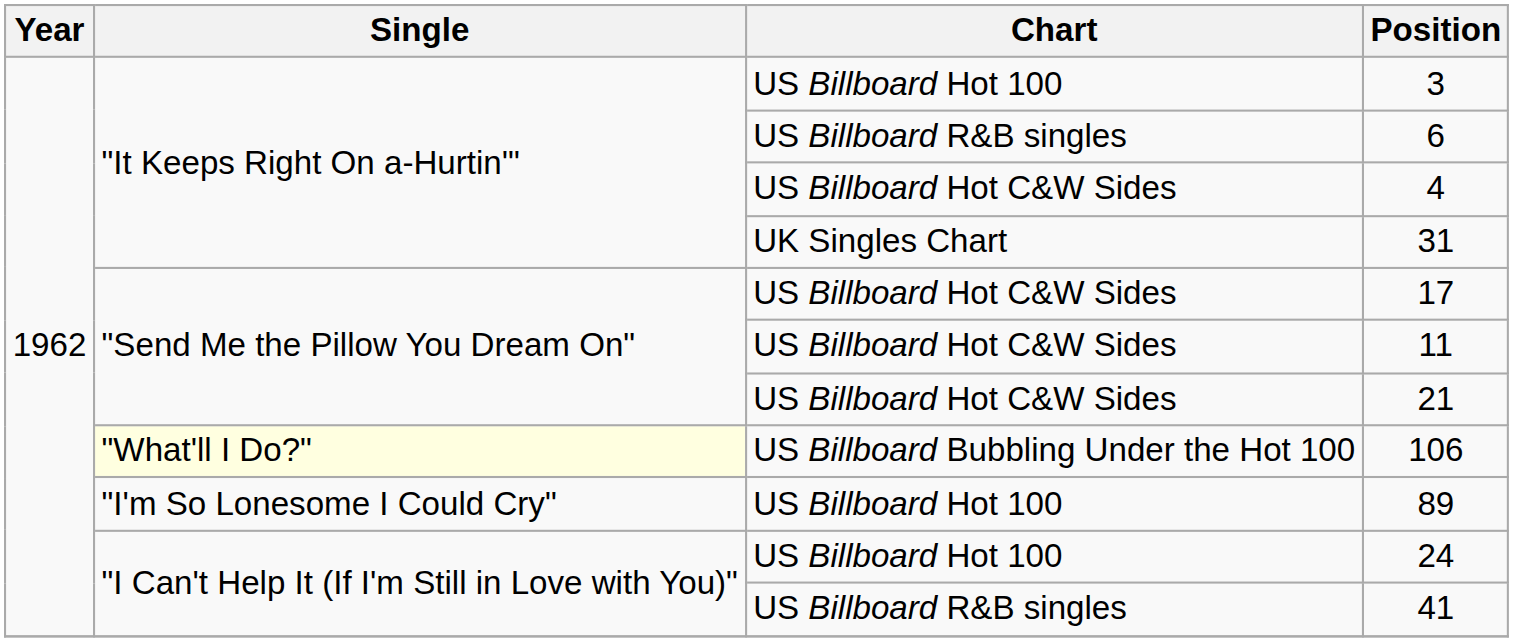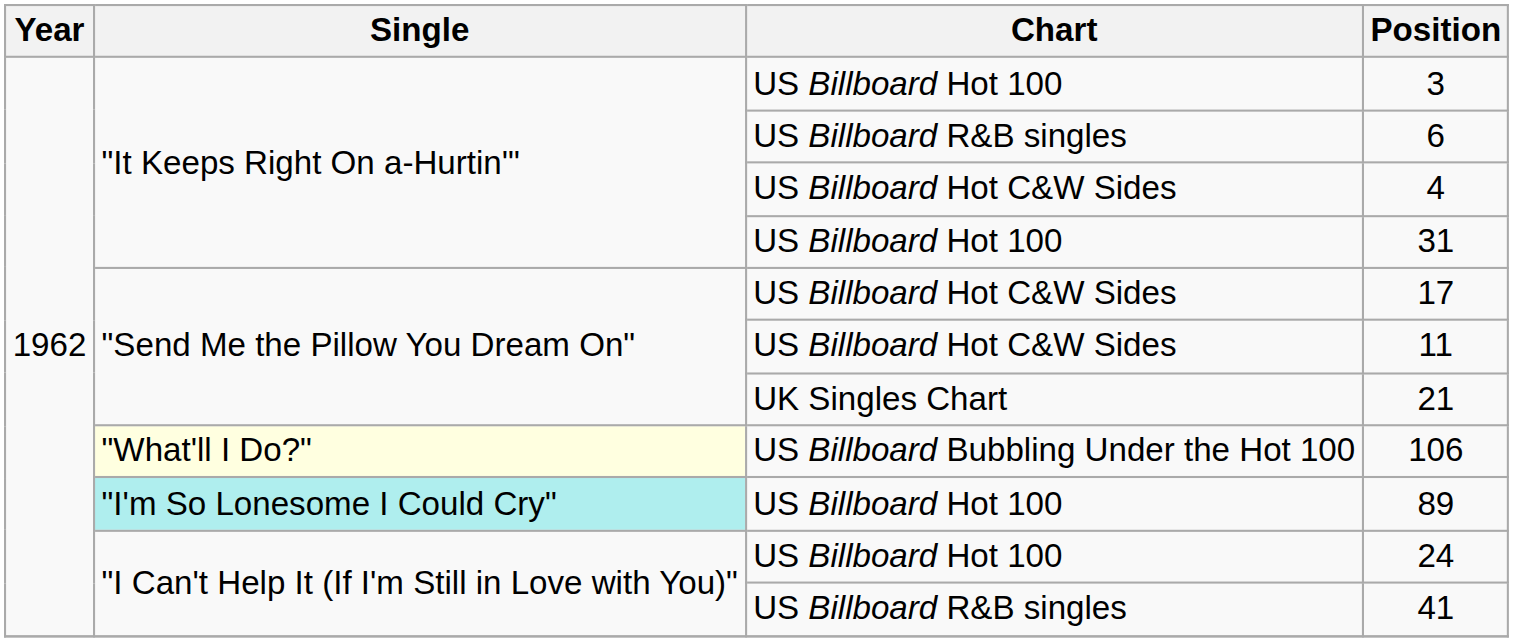(880, 240) UK Singles Chart -> (908, 240) US Billboard Hot 100
(965, 398) US Billboard Hot C&W Sides -> (880, 398) UK Singles Chart
(329, 503) no background -> (329, 503) paleturquoise background
